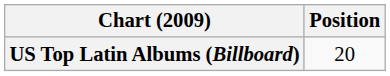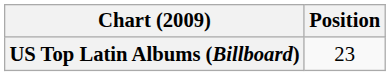(345, 53) 20 -> (345, 53) 23
